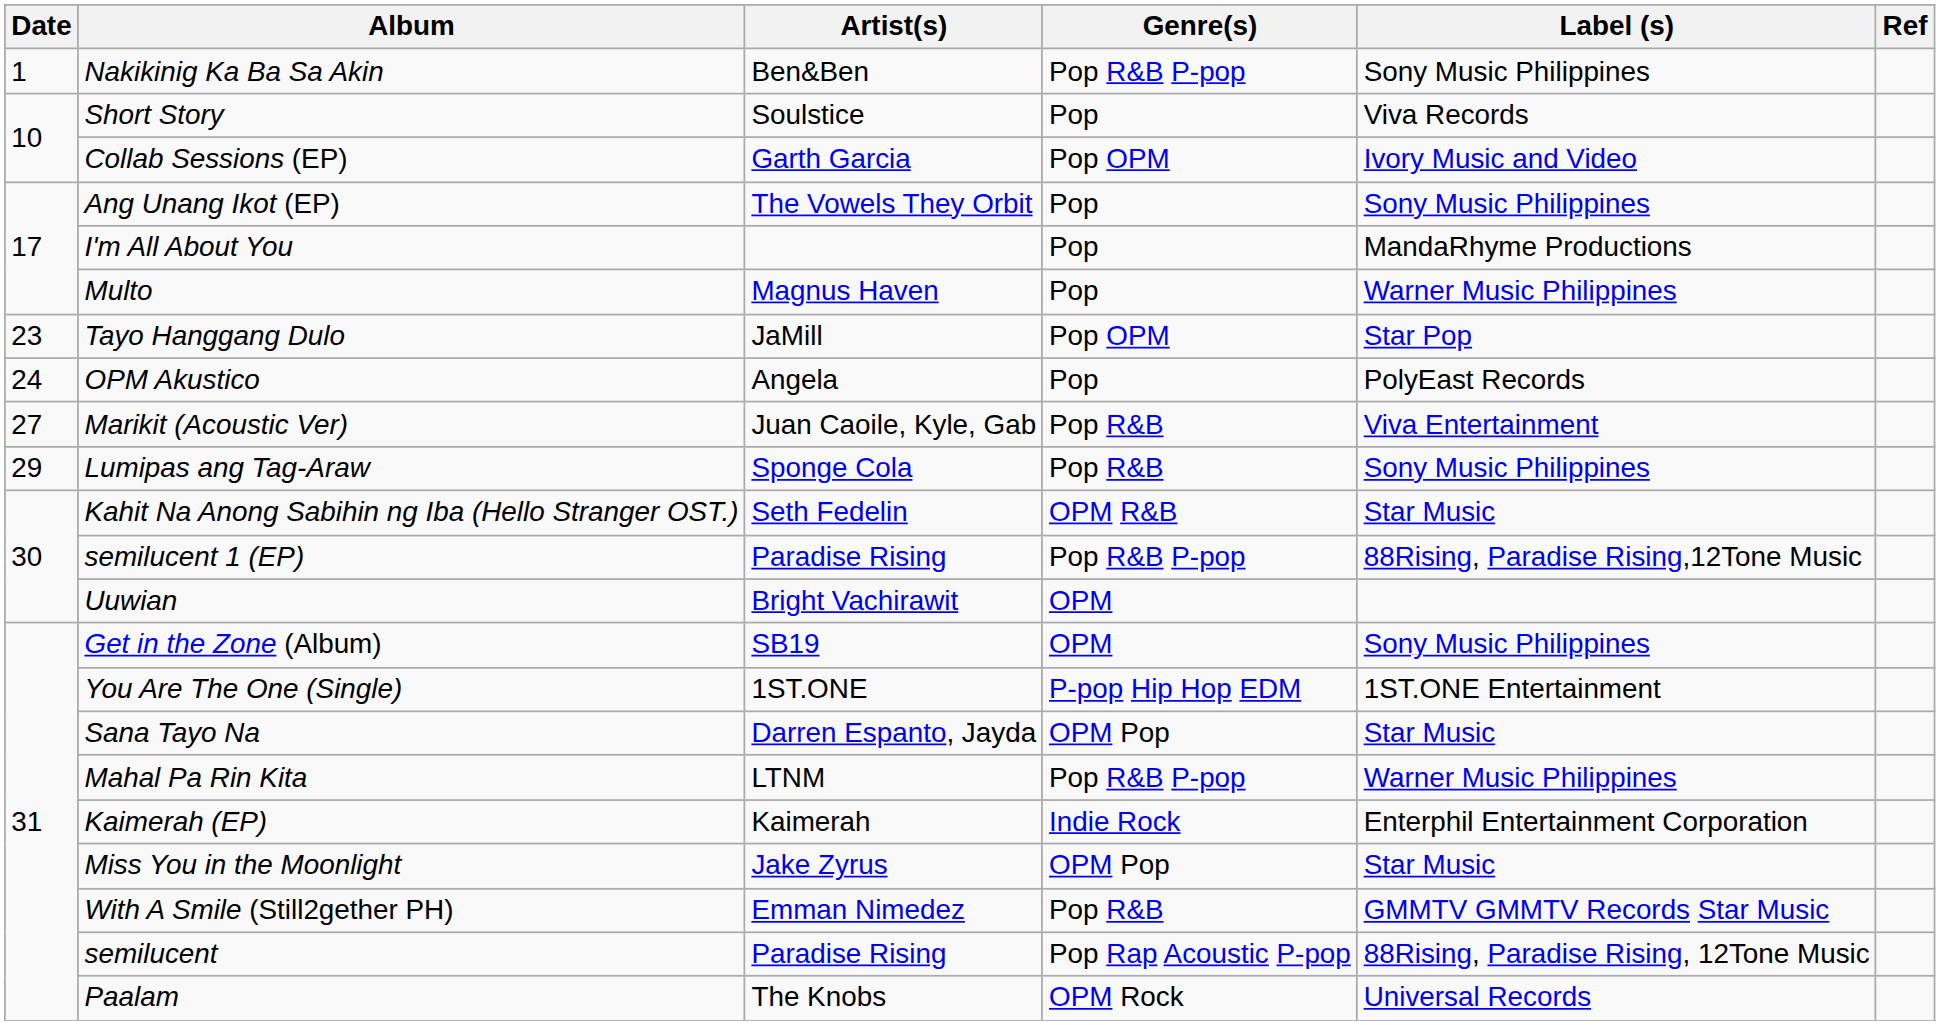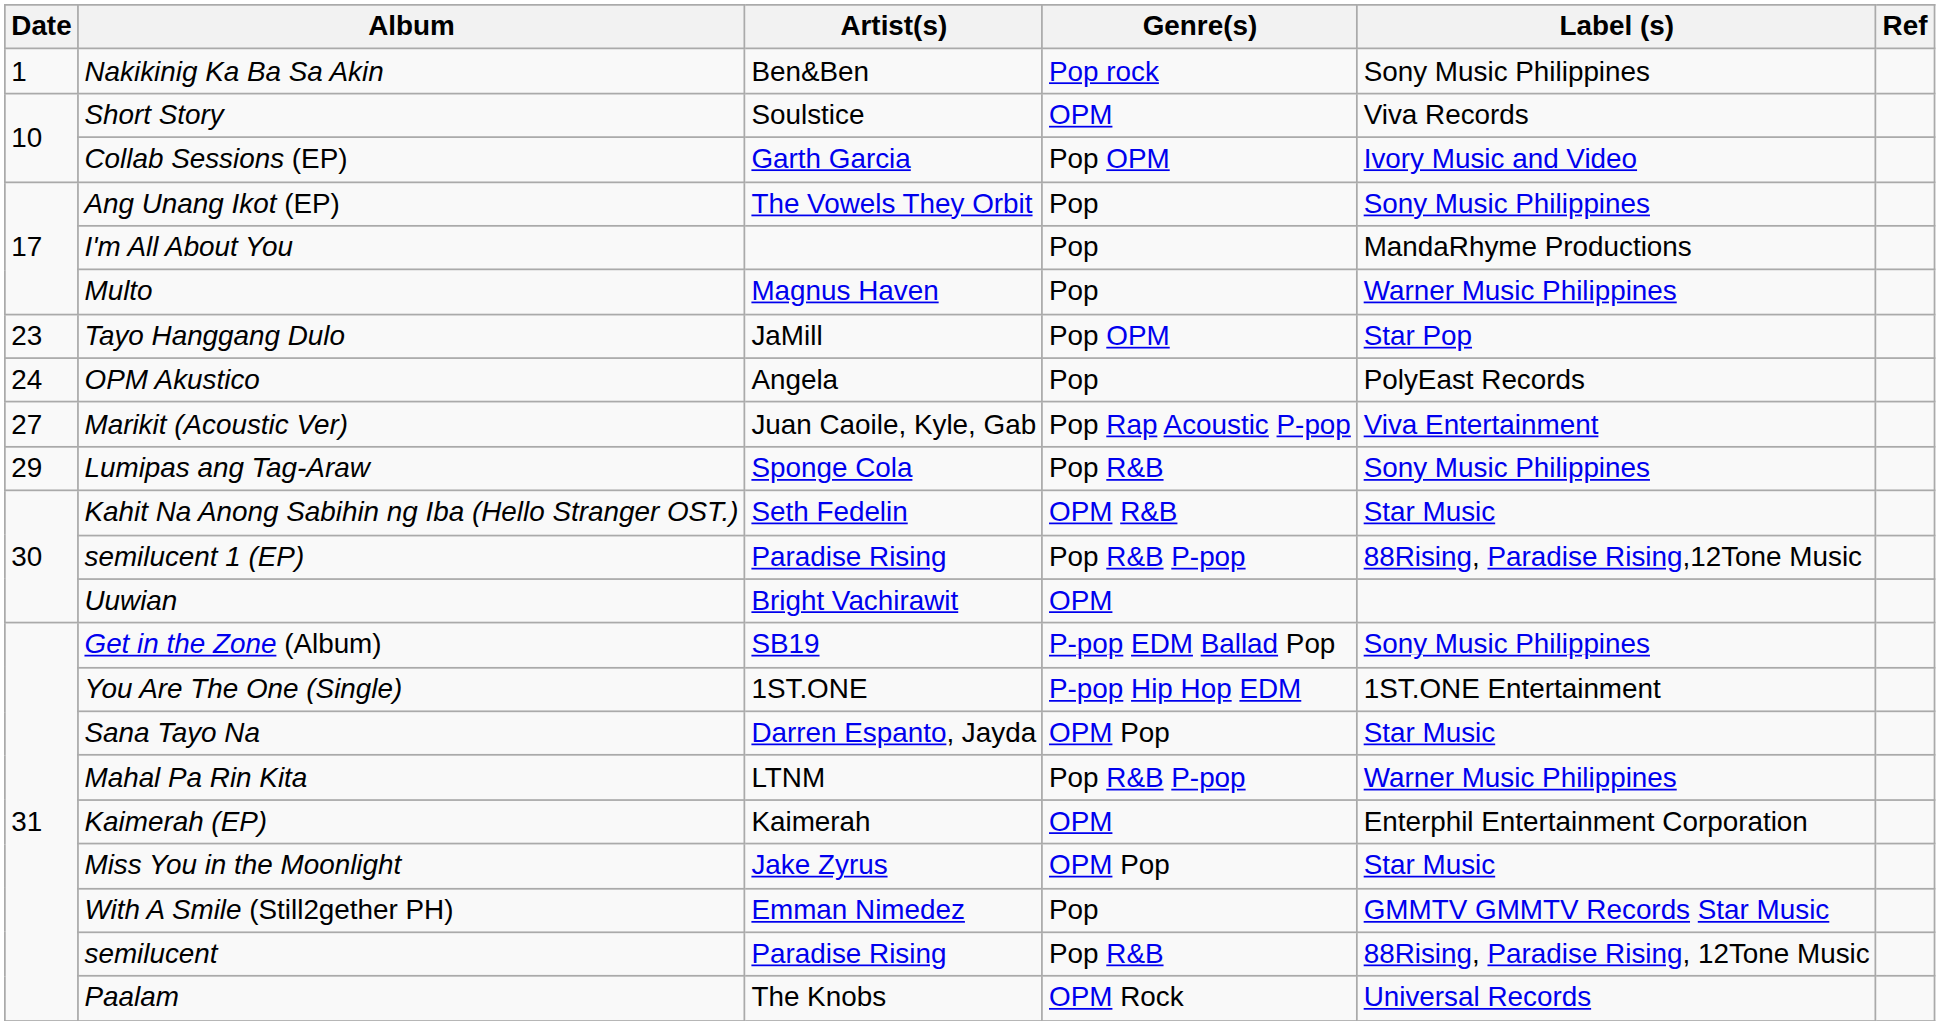(1147, 70) Pop R&B P-pop -> (1104, 70) Pop rock
(1074, 114) Pop -> (1081, 114) OPM
(1106, 423) Pop R&B -> (1200, 423) Pop Rap Acoustic P-pop
(1081, 644) OPM -> (1192, 644) P-pop EDM Ballad Pop
(1115, 821) Indie Rock -> (1081, 821) OPM
(1106, 909) Pop R&B -> (1074, 909) Pop
(1200, 953) Pop Rap Acoustic P-pop -> (1106, 953) Pop R&B
